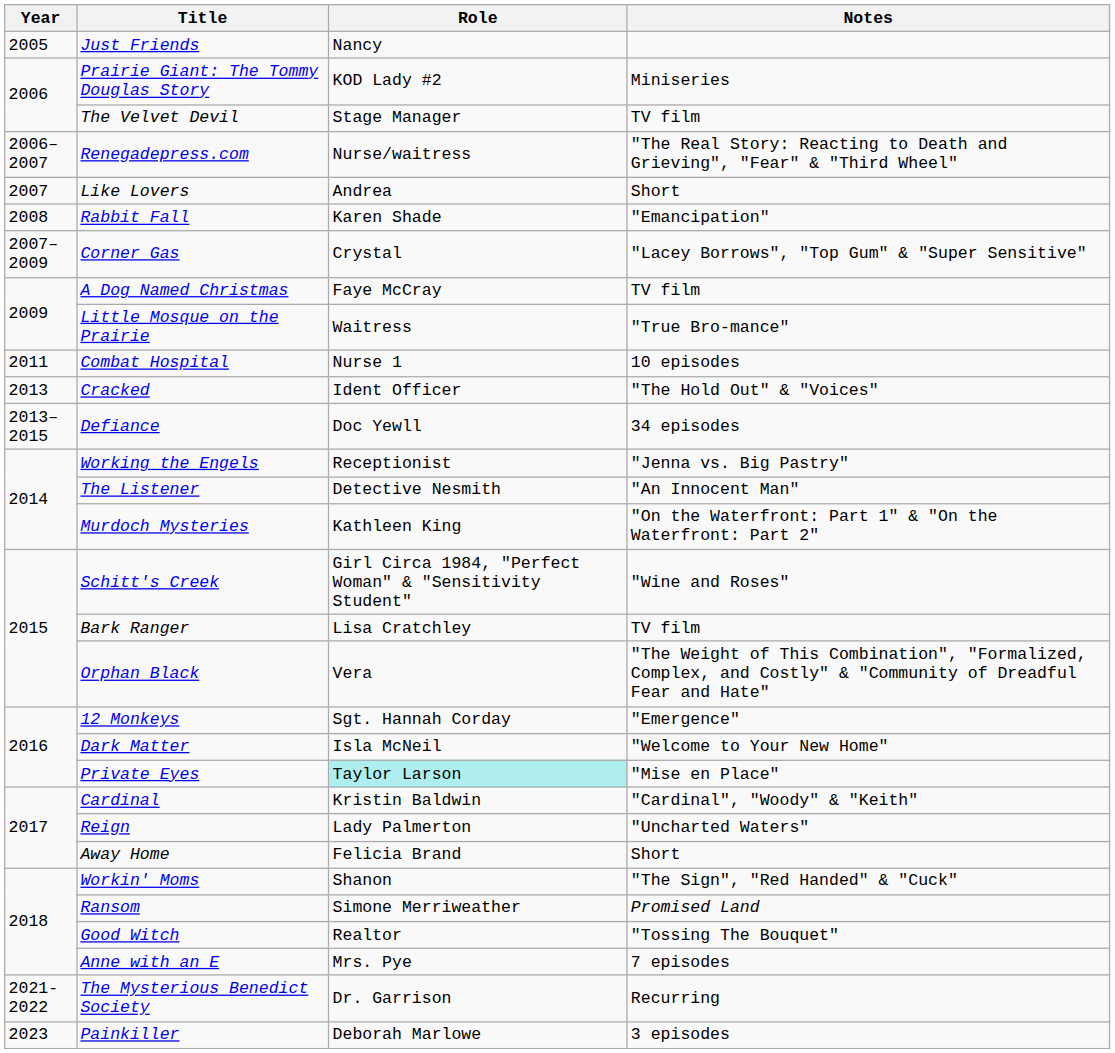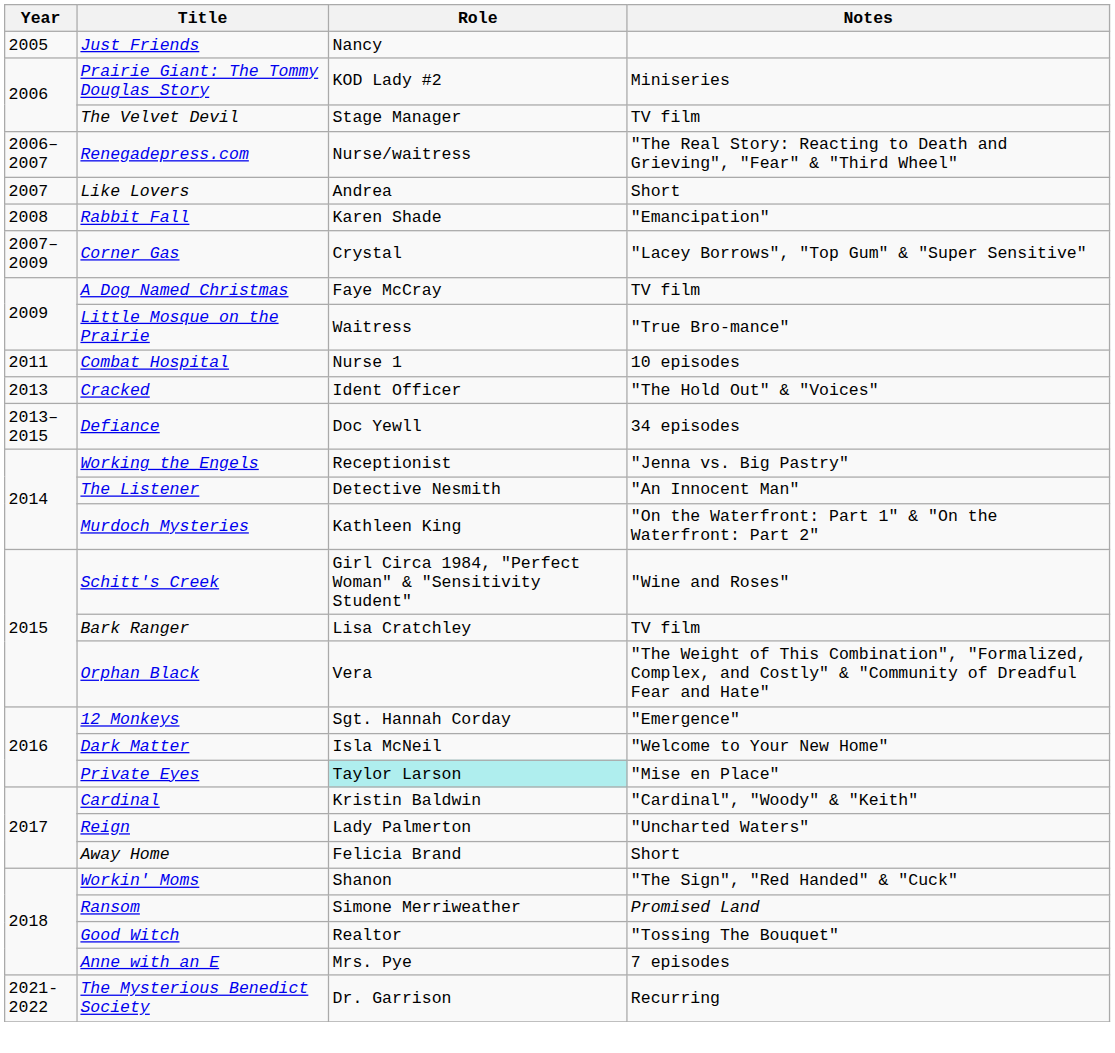- row: (130, 1035)
